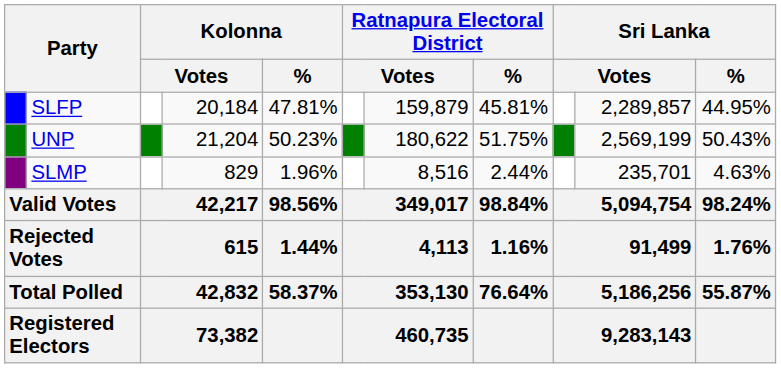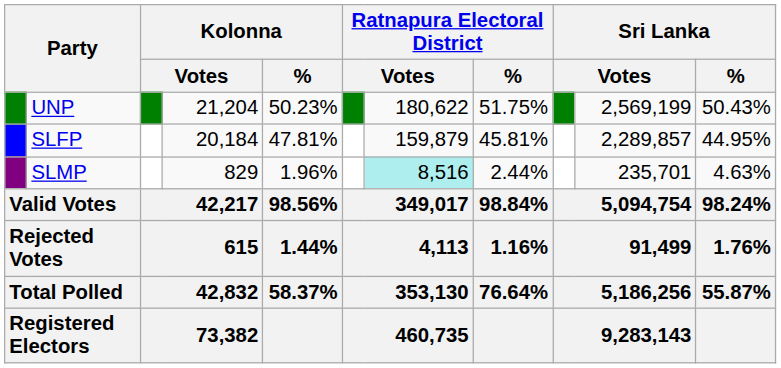rows swapped: (53, 140) <-> (57, 107)
(443, 172) no background -> (443, 172) paleturquoise background
